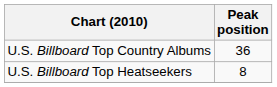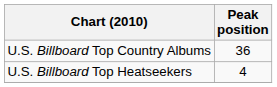(243, 72) 8 -> (243, 72) 4
